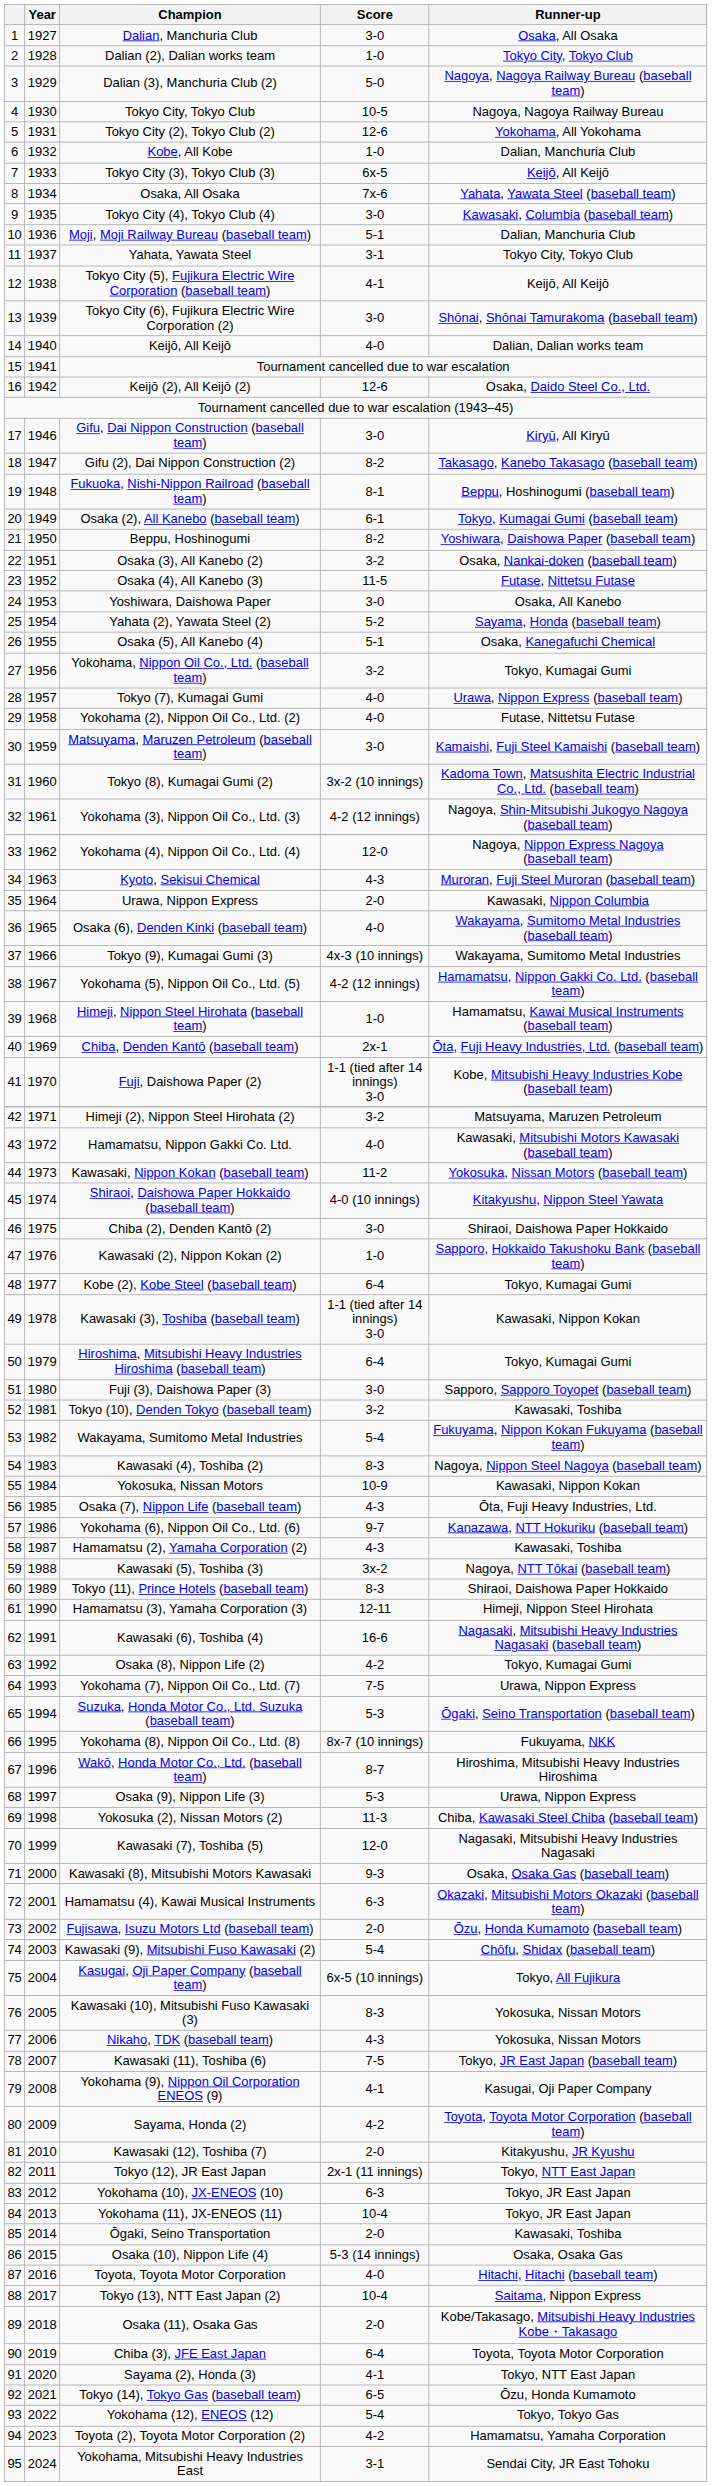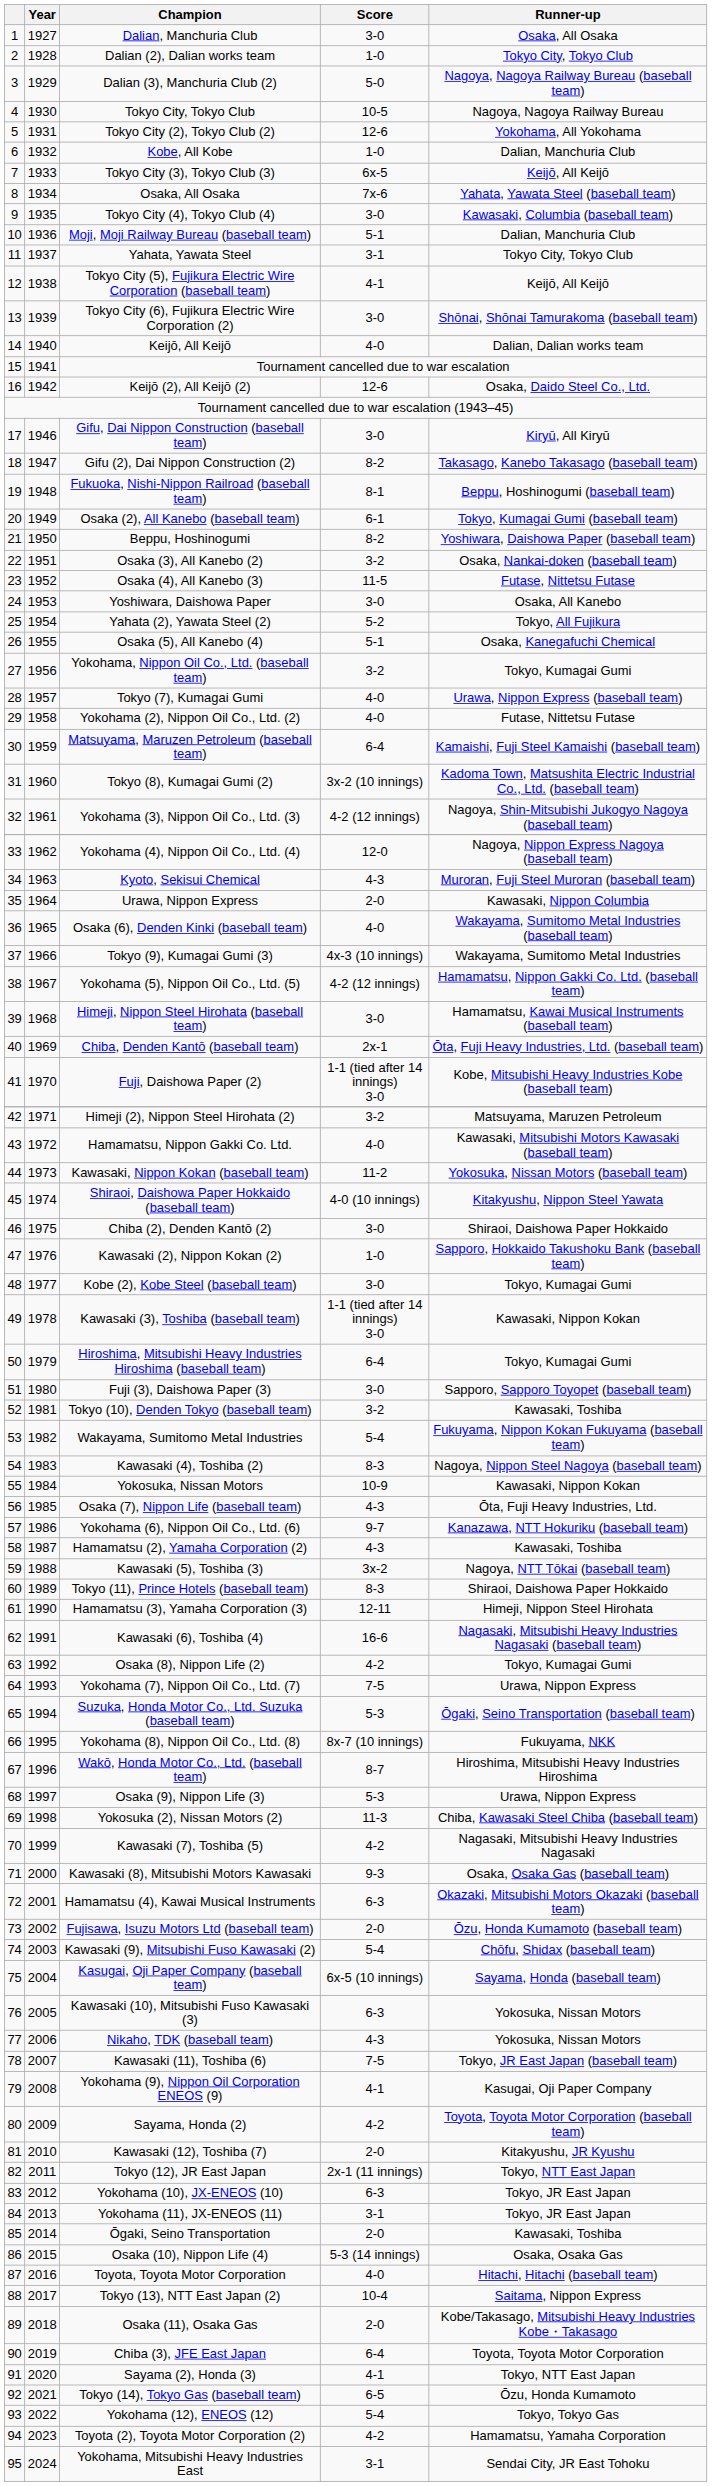(568, 622) Sayama, Honda (baseball team) -> (568, 622) Tokyo, All Fujikura
(375, 746) 3-0 -> (375, 746) 6-4
(375, 1019) 1-0 -> (375, 1019) 3-0
(375, 1284) 6-4 -> (375, 1284) 3-0
(375, 1845) 12-0 -> (375, 1845) 4-2
(568, 1977) Tokyo, All Fujikura -> (568, 1977) Sayama, Honda (baseball team)
(375, 2012) 8-3 -> (375, 2012) 6-3
(375, 2213) 10-4 -> (375, 2213) 3-1
